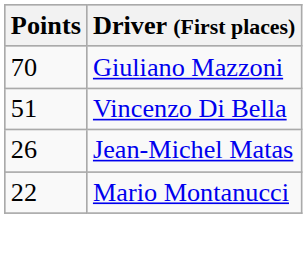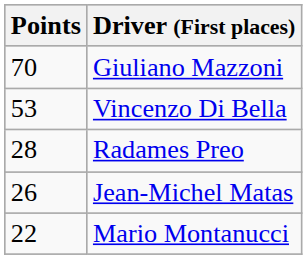(24, 108) 51 -> (24, 108) 53
+ row: (168, 150)
